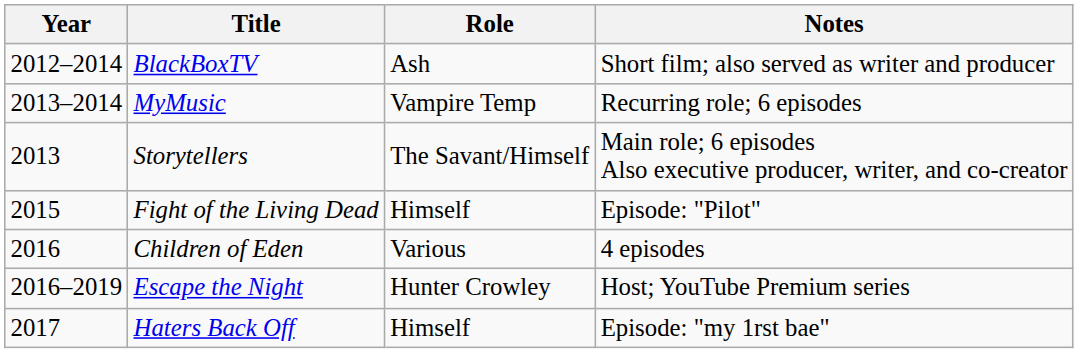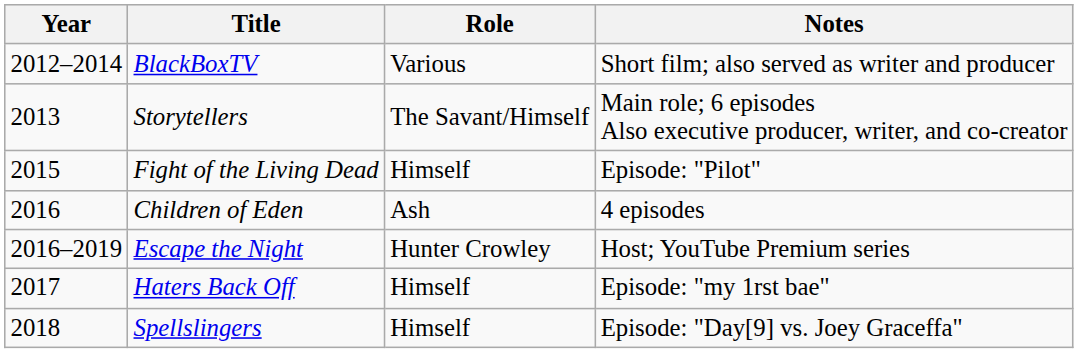(410, 63) Ash -> (428, 63) Various
- row: (180, 102)
(428, 248) Various -> (410, 209) Ash
+ row: (198, 327)
